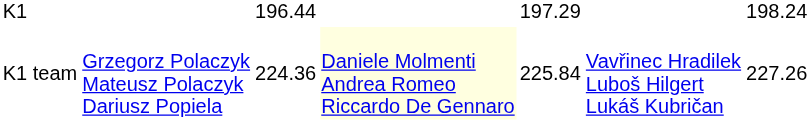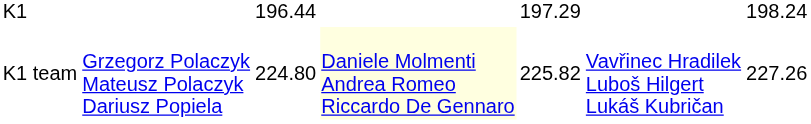(286, 73) 224.36 -> (286, 73) 224.80
(550, 73) 225.84 -> (550, 73) 225.82
